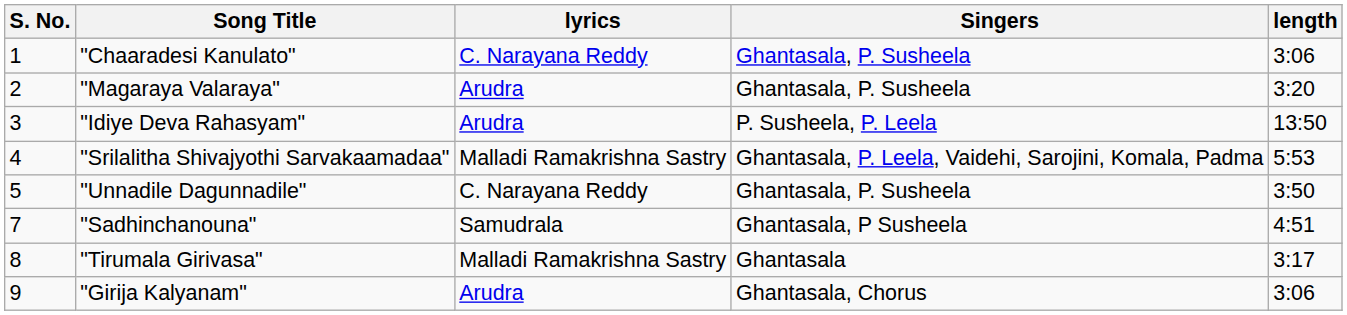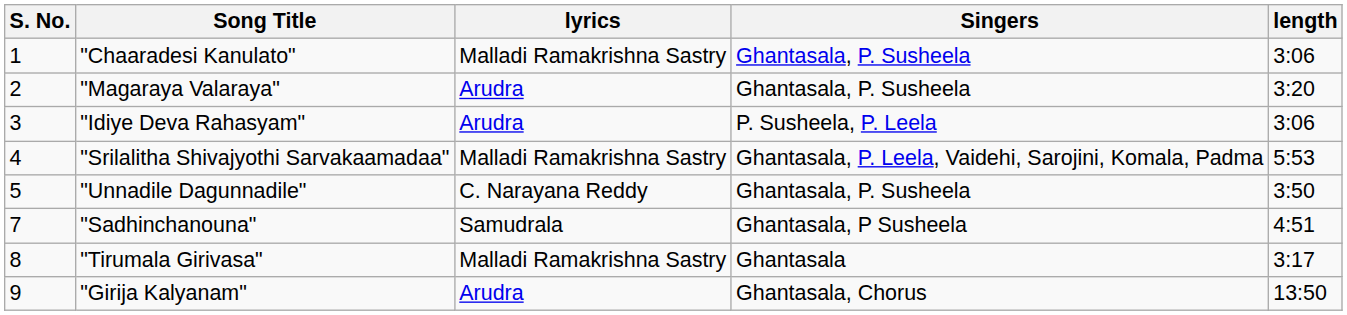(553, 55) C. Narayana Reddy -> (593, 55) Malladi Ramakrishna Sastry
(1300, 123) 13:50 -> (1294, 123) 3:06
(1294, 293) 3:06 -> (1300, 293) 13:50
